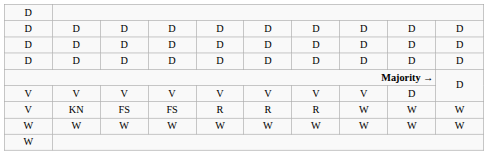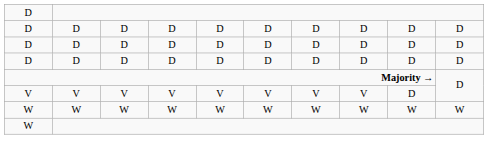- row: (76, 110)
